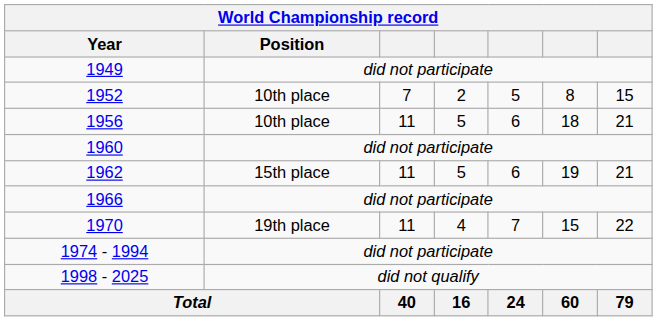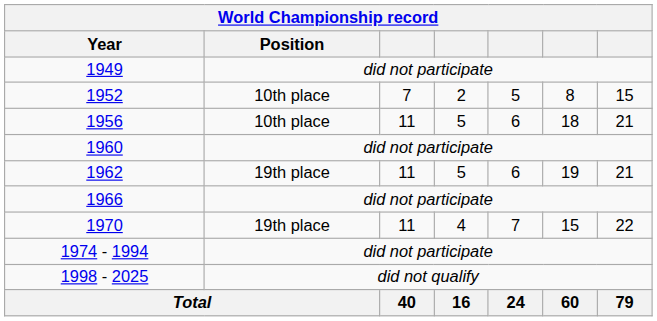(292, 174) 15th place -> (292, 174) 19th place
